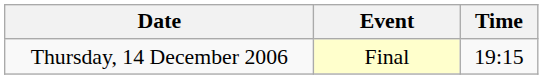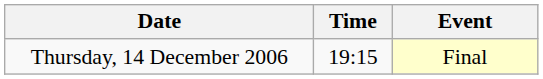columns swapped: (499, 21) <-> (387, 21)
